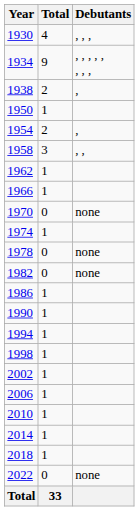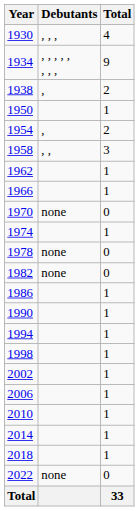columns swapped: (103, 14) <-> (55, 14)
